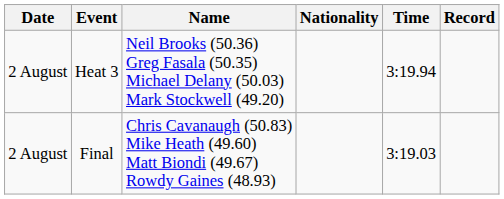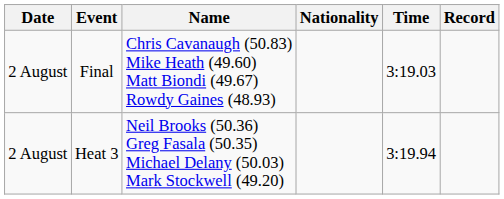rows swapped: (97, 71) <-> (97, 153)
